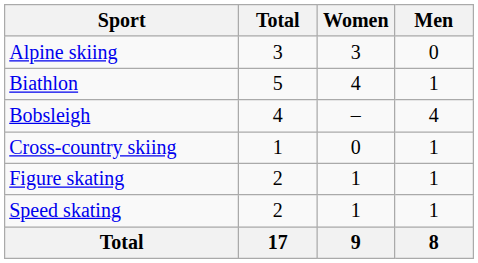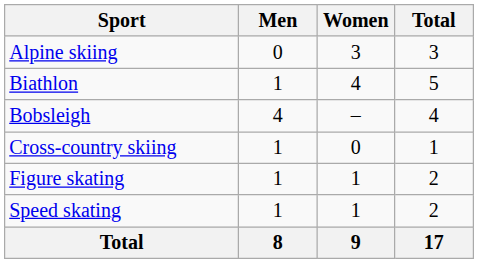columns swapped: (434, 20) <-> (278, 20)
